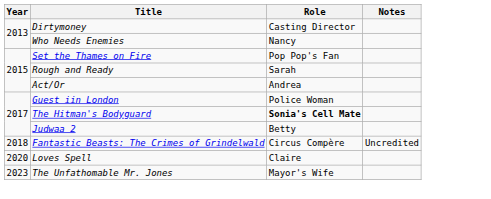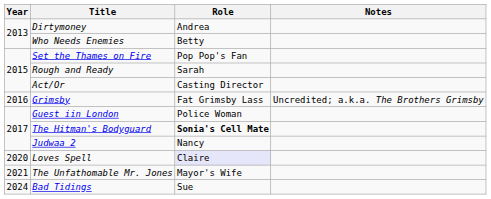(312, 26) Casting Director -> (193, 26) Andrea
(282, 41) Nancy -> (191, 41) Betty
(285, 85) Andrea -> (220, 85) Casting Director
+ row: (51, 99)
(282, 129) Betty -> (191, 143) Nancy
- row: (148, 143)
(285, 158) no background -> (193, 158) lavender background
(17, 172) 2023 -> (17, 172) 2021
+ row: (62, 187)
